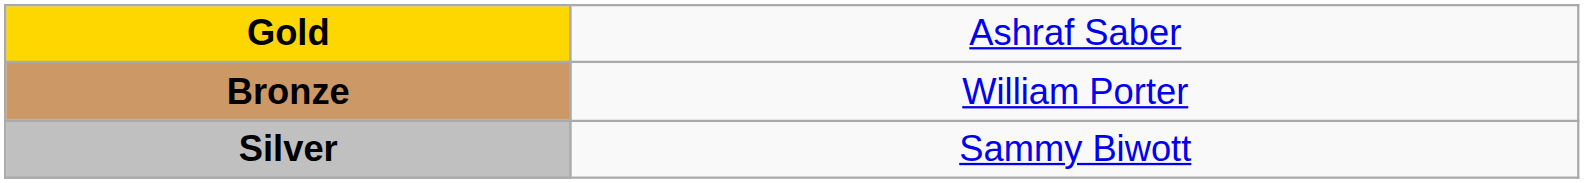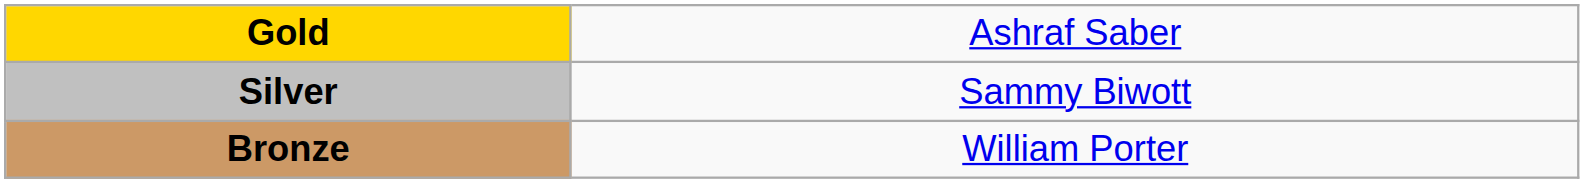rows swapped: (288, 148) <-> (288, 90)
